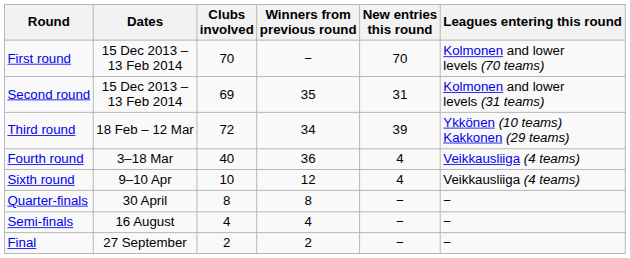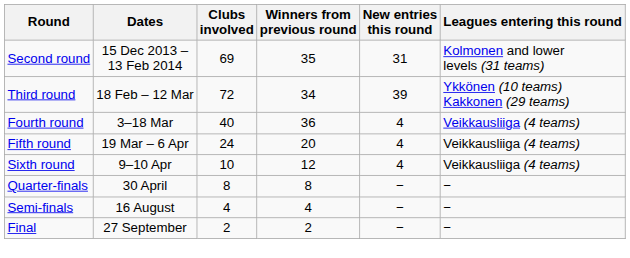- row: (39, 58)
+ row: (39, 144)
